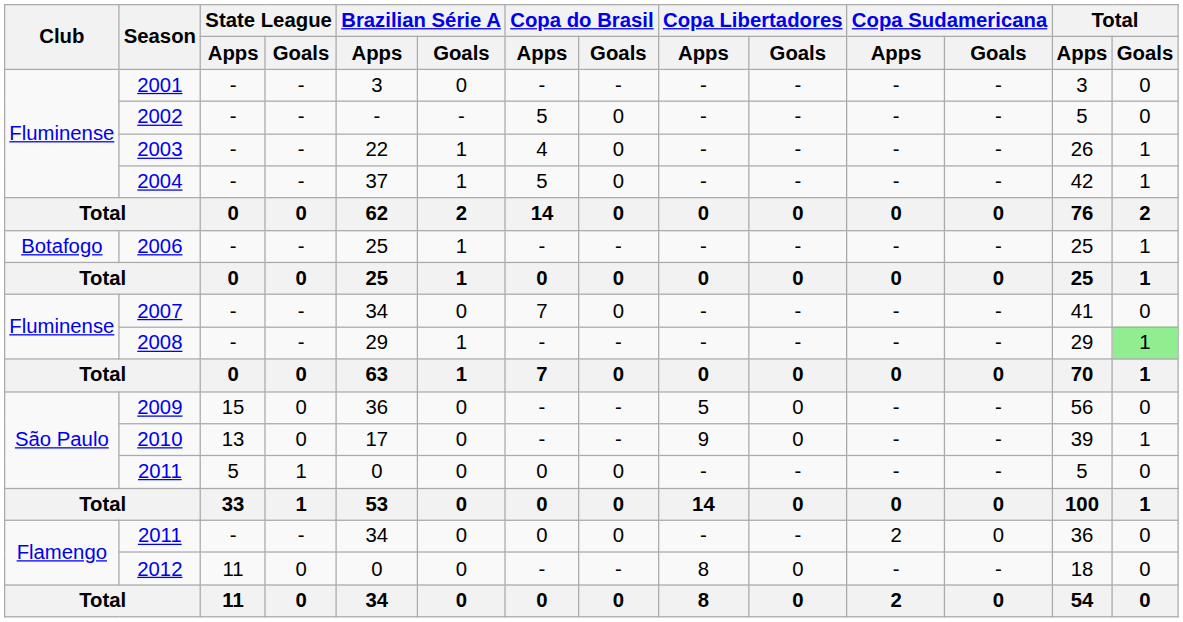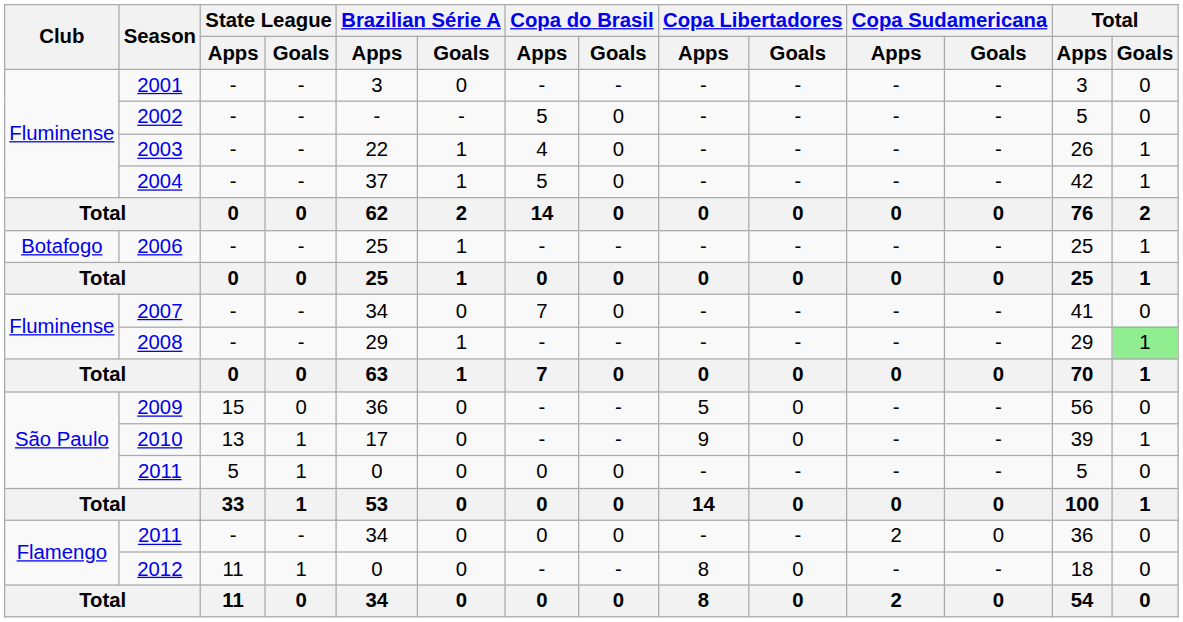(301, 439) 0 -> (301, 439) 1
(301, 568) 0 -> (301, 568) 1
